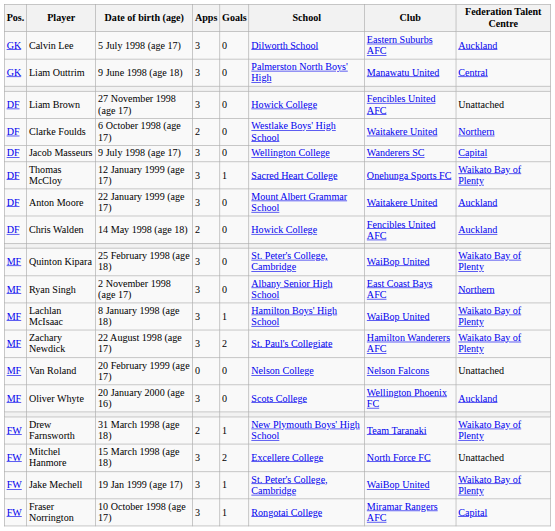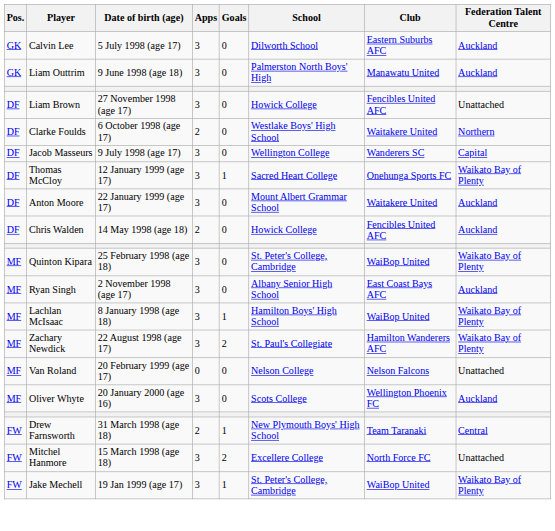(473, 72) Central -> (478, 72) Auckland
(476, 289) Northern -> (478, 289) Auckland
(490, 430) Waikato Bay of Plenty -> (473, 430) Central
- row: (51, 512)
